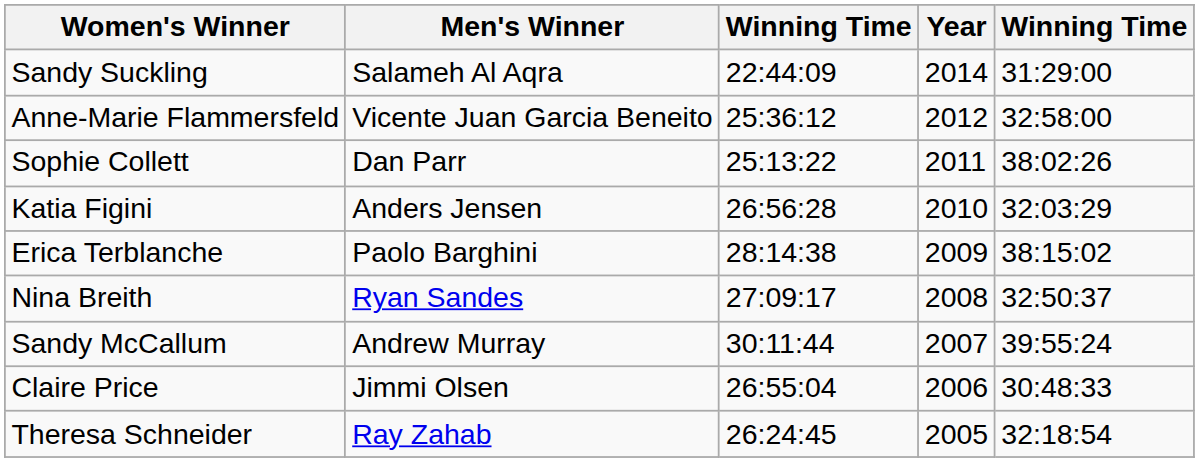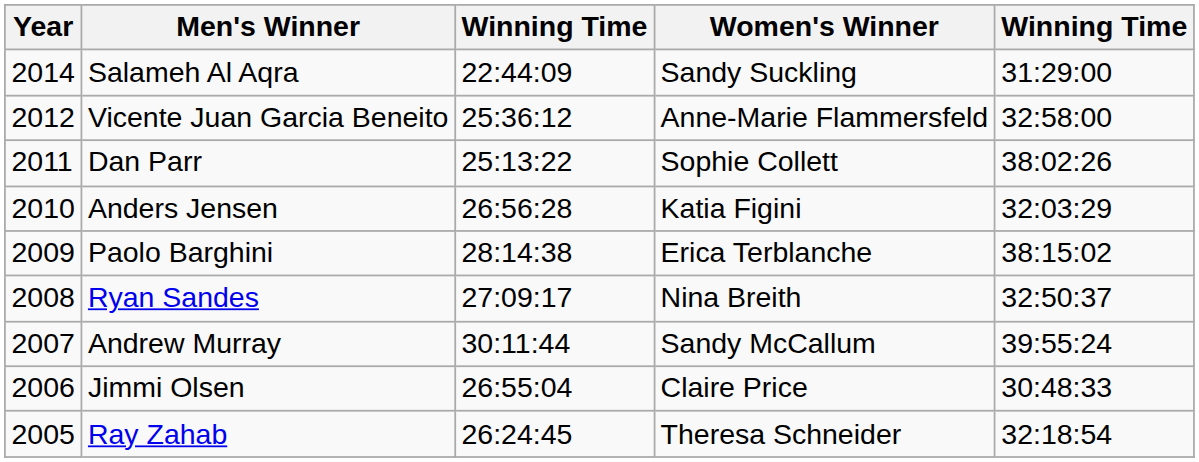columns swapped: (957, 27) <-> (175, 27)
